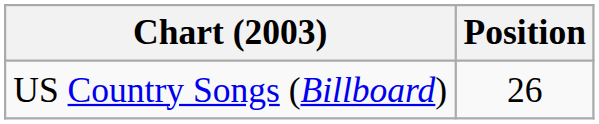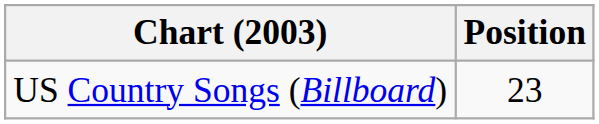(525, 88) 26 -> (525, 88) 23
